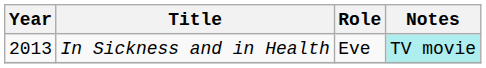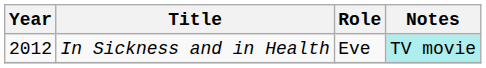(31, 49) 2013 -> (31, 49) 2012
